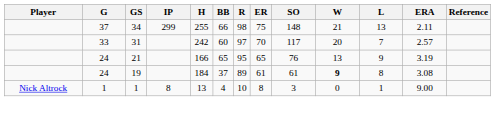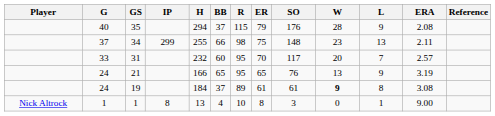+ row: (136, 27)
(337, 27) 21 -> (337, 42) 23
(202, 42) 242 -> (200, 58) 232
(242, 42) 97 -> (241, 58) 95
